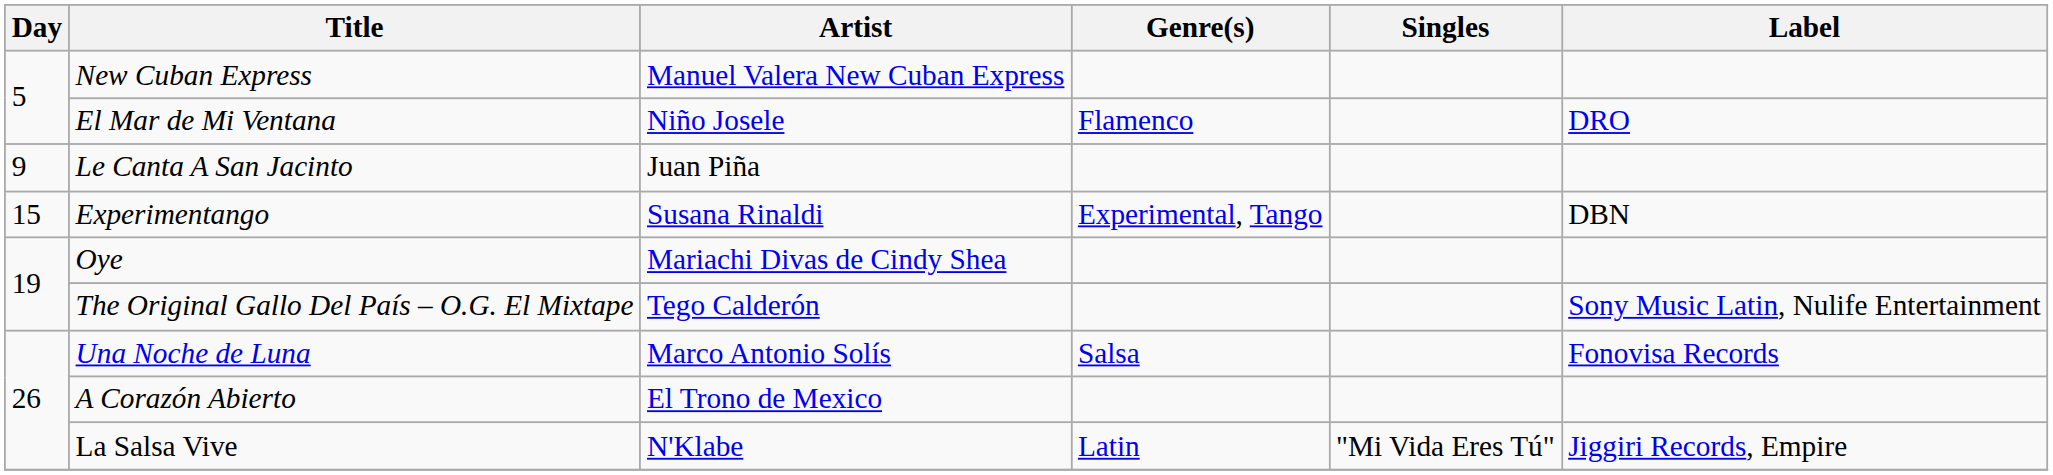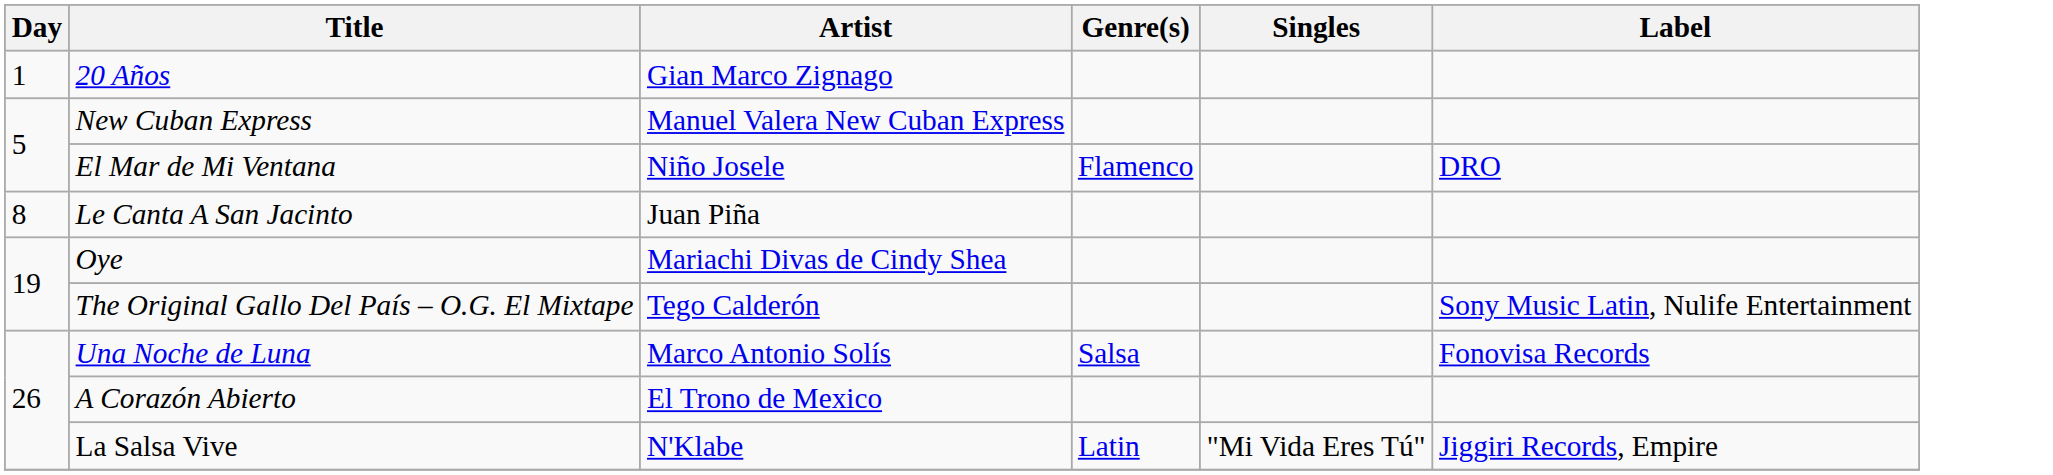+ row: (123, 74)
(19, 167) 9 -> (19, 213) 8
- row: (172, 213)
